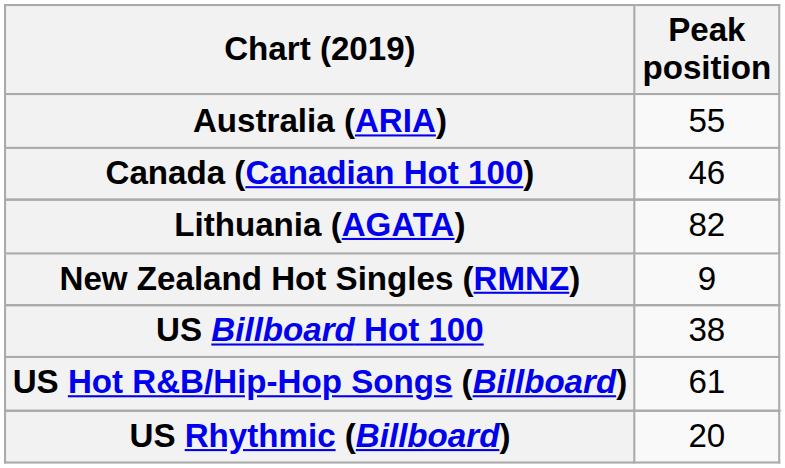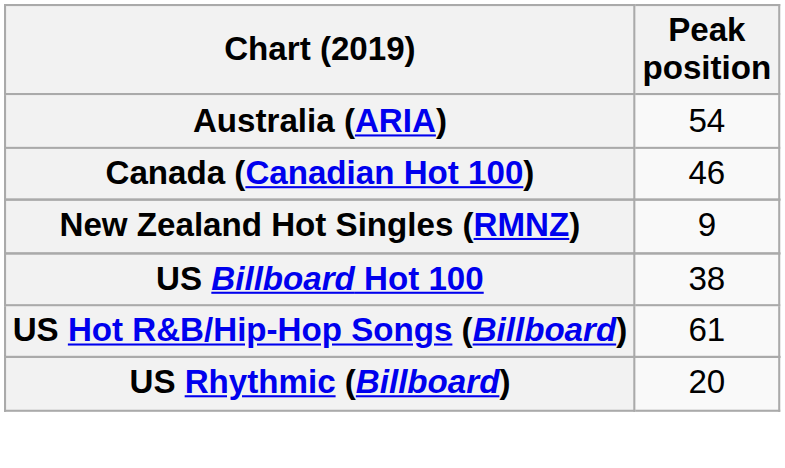(707, 120) 55 -> (707, 120) 54
- row: (320, 225)
